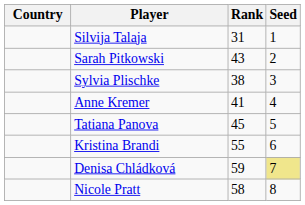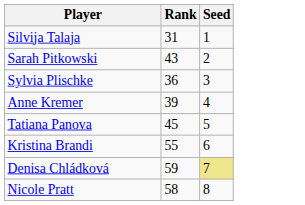- column: (38, 15)
(238, 80) 38 -> (171, 80) 36
(238, 102) 41 -> (171, 102) 39
